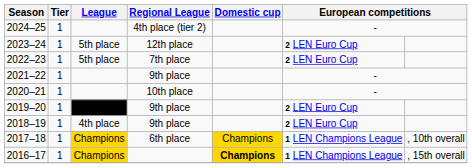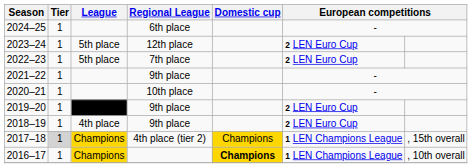(170, 28) 4th place (tier 2) -> (170, 28) 6th place
(60, 139) no background -> (60, 139) lightgrey background
(170, 139) 6th place -> (170, 139) 4th place (tier 2)
(436, 139) , 10th overall -> (436, 139) , 15th overall
(436, 155) , 15th overall -> (436, 155) , 10th overall
